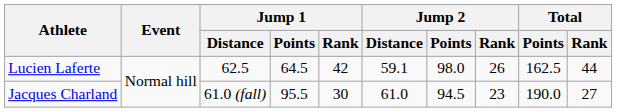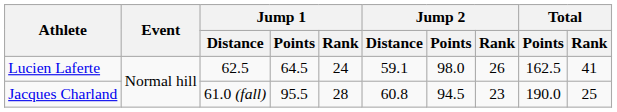(340, 69) 42 -> (340, 69) 24
(589, 69) 44 -> (589, 69) 41
(340, 94) 30 -> (340, 94) 28
(394, 94) 61.0 -> (394, 94) 60.8
(589, 94) 27 -> (589, 94) 25
